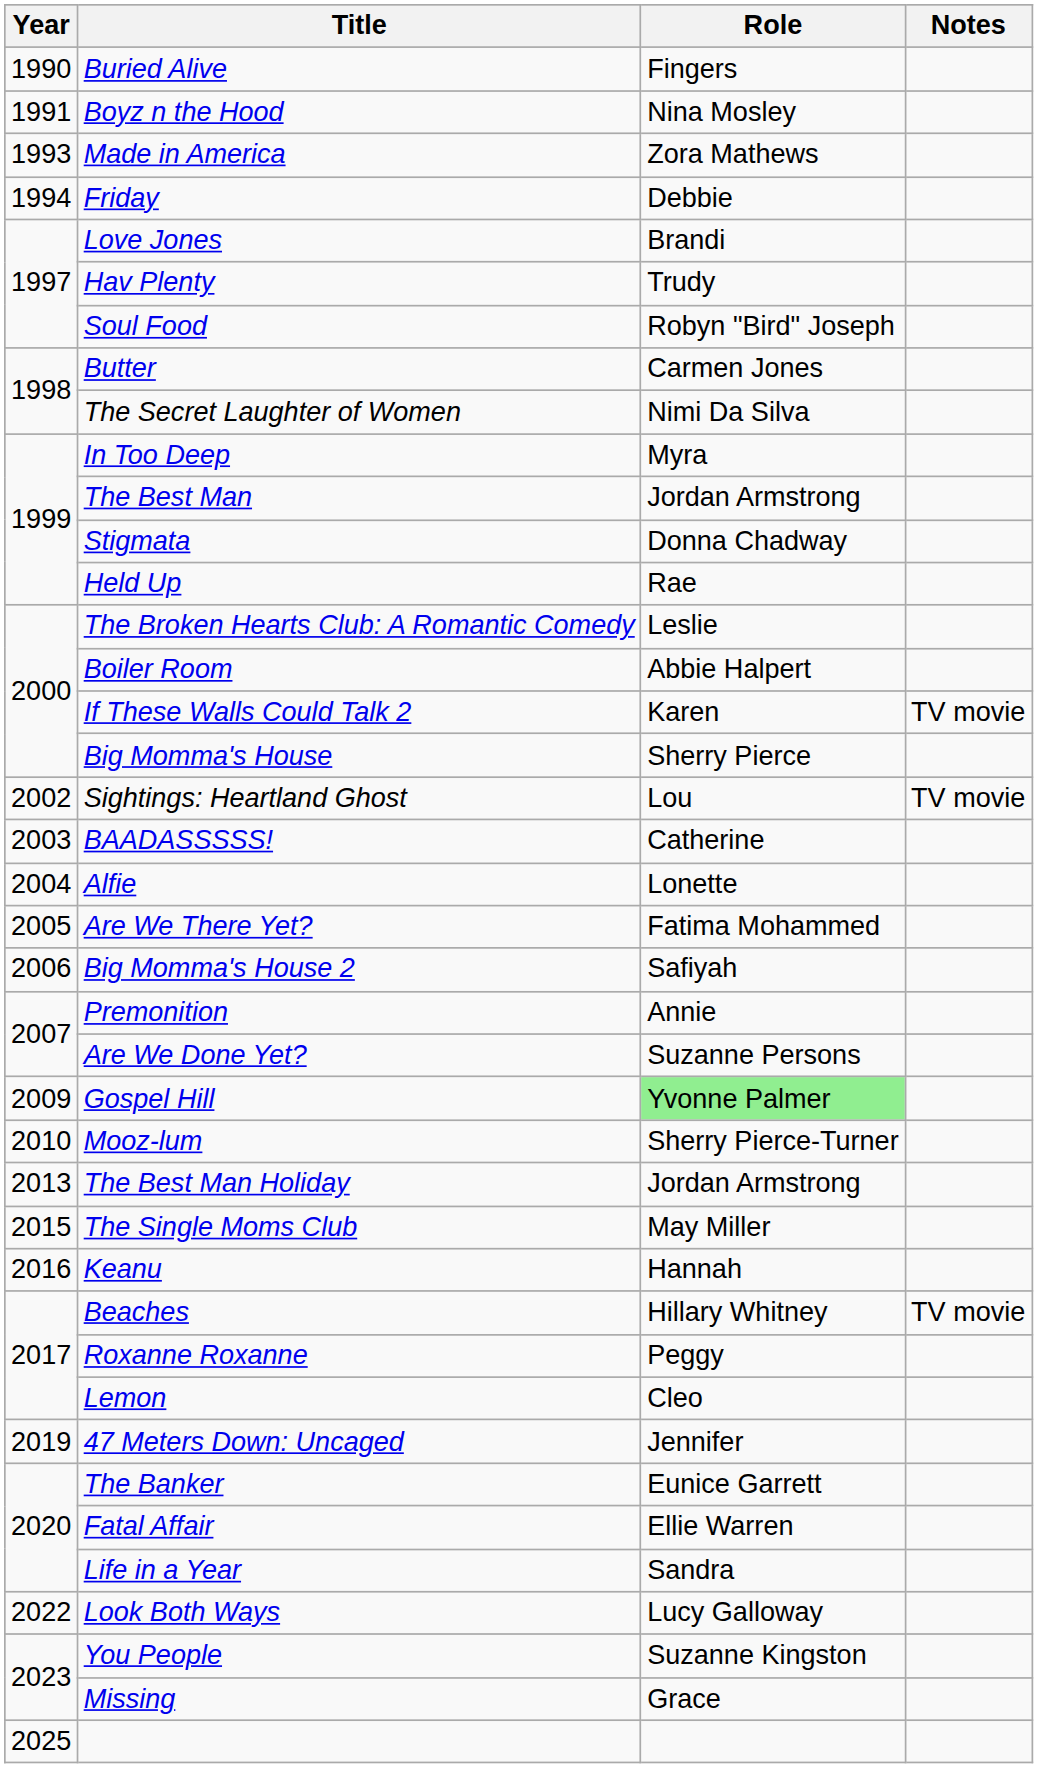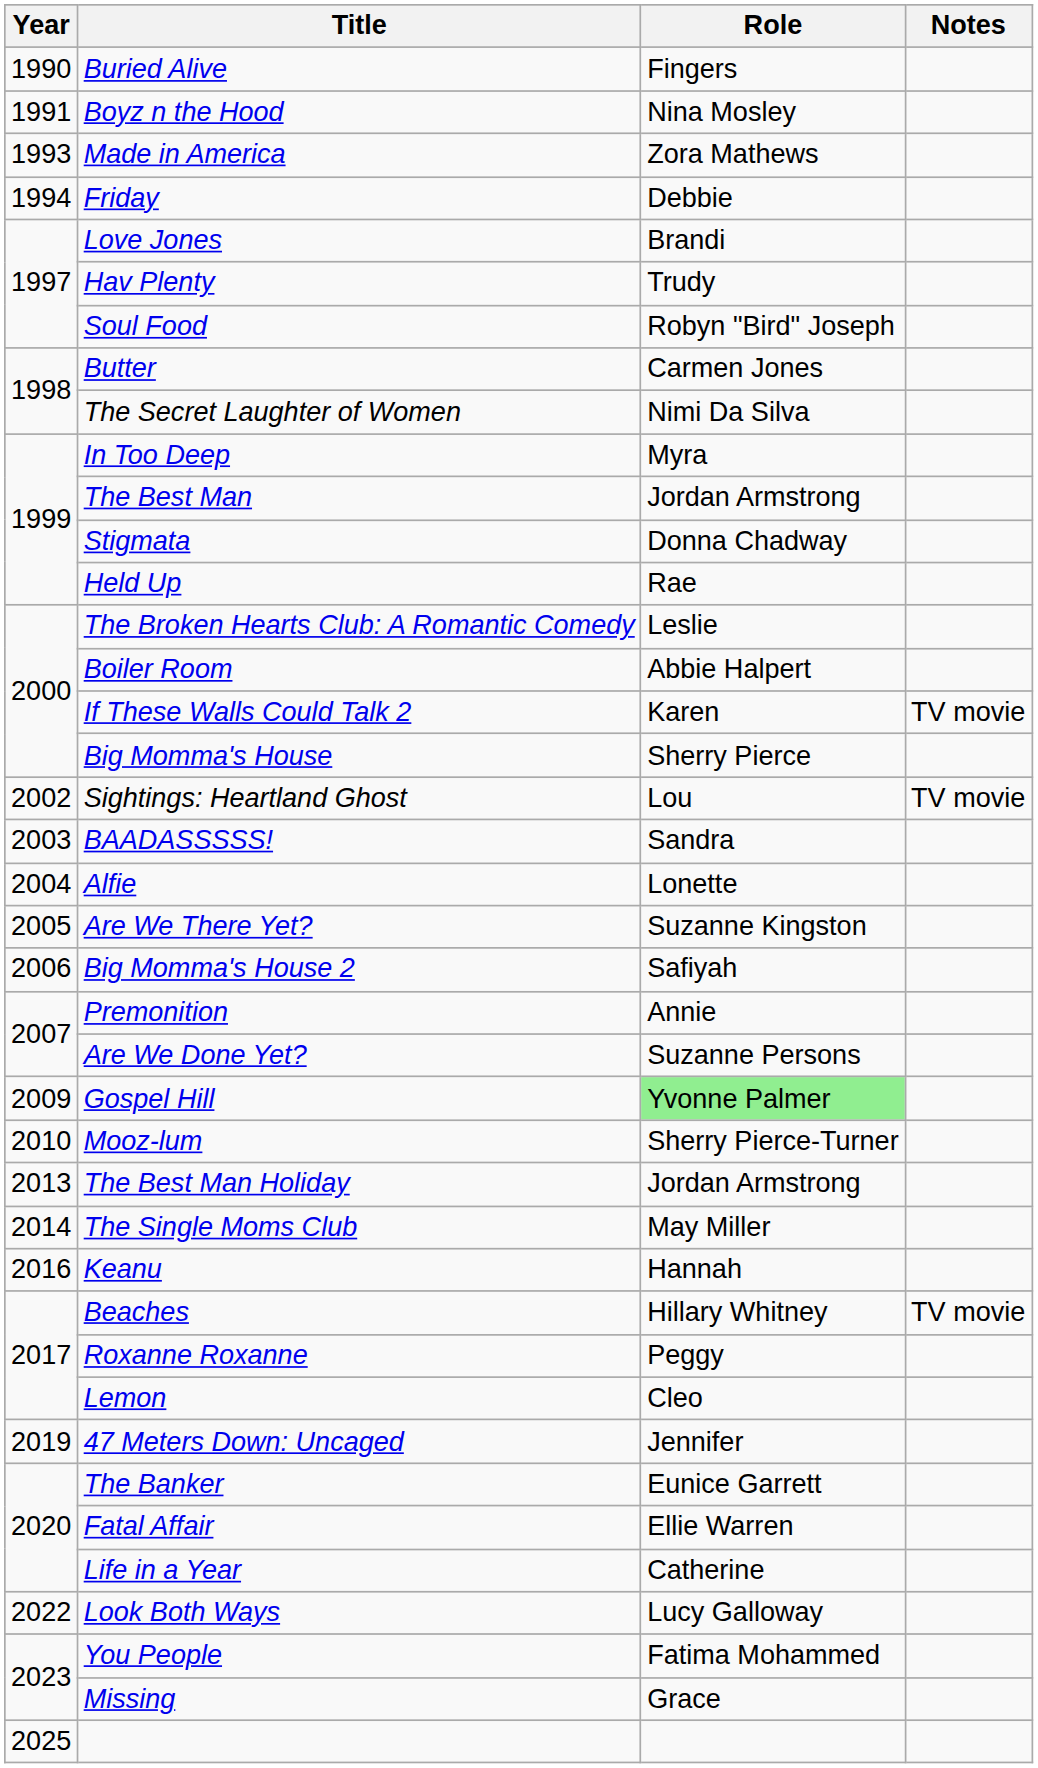(706, 840) Catherine -> (691, 840) Sandra
(764, 926) Fatima Mohammed -> (757, 926) Suzanne Kingston
(41, 1226) 2015 -> (41, 1226) 2014
(691, 1569) Sandra -> (706, 1569) Catherine
(757, 1655) Suzanne Kingston -> (764, 1655) Fatima Mohammed
